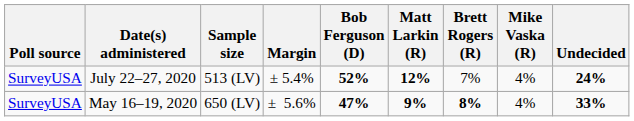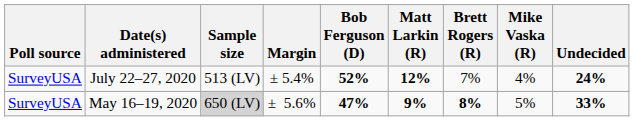(232, 103) no background -> (232, 103) lightgrey background
(525, 103) 4% -> (525, 103) 5%
